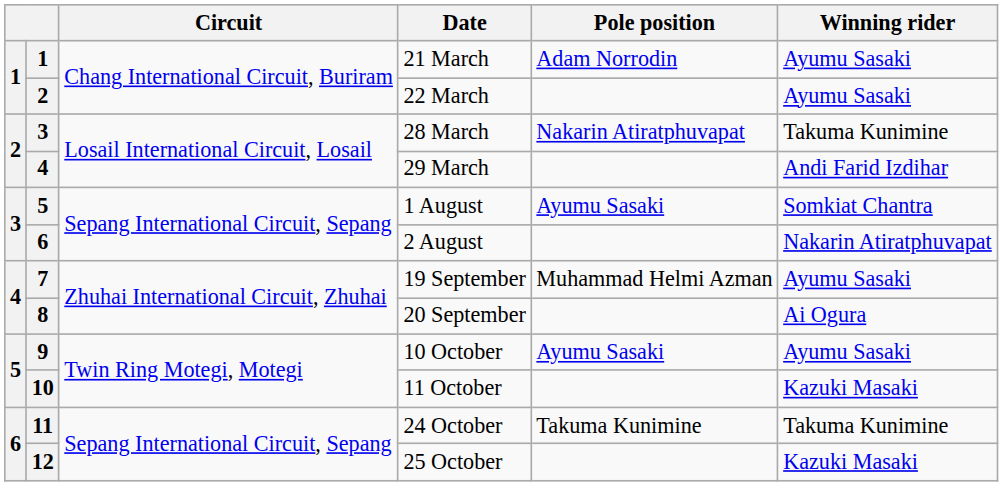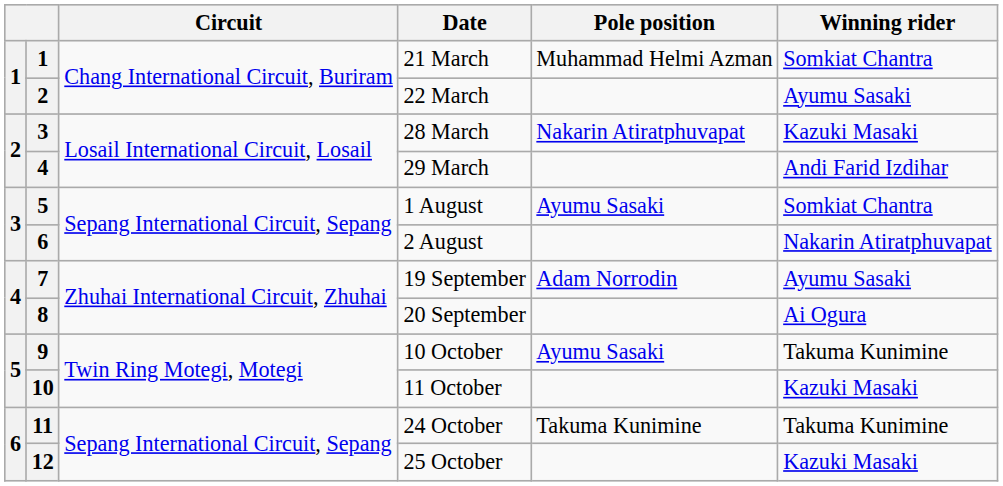(607, 58) Adam Norrodin -> (655, 58) Muhammad Helmi Azman
(847, 58) Ayumu Sasaki -> (858, 58) Somkiat Chantra
(866, 132) Takuma Kunimine -> (851, 132) Kazuki Masaki
(655, 278) Muhammad Helmi Azman -> (607, 278) Adam Norrodin
(847, 351) Ayumu Sasaki -> (866, 351) Takuma Kunimine
